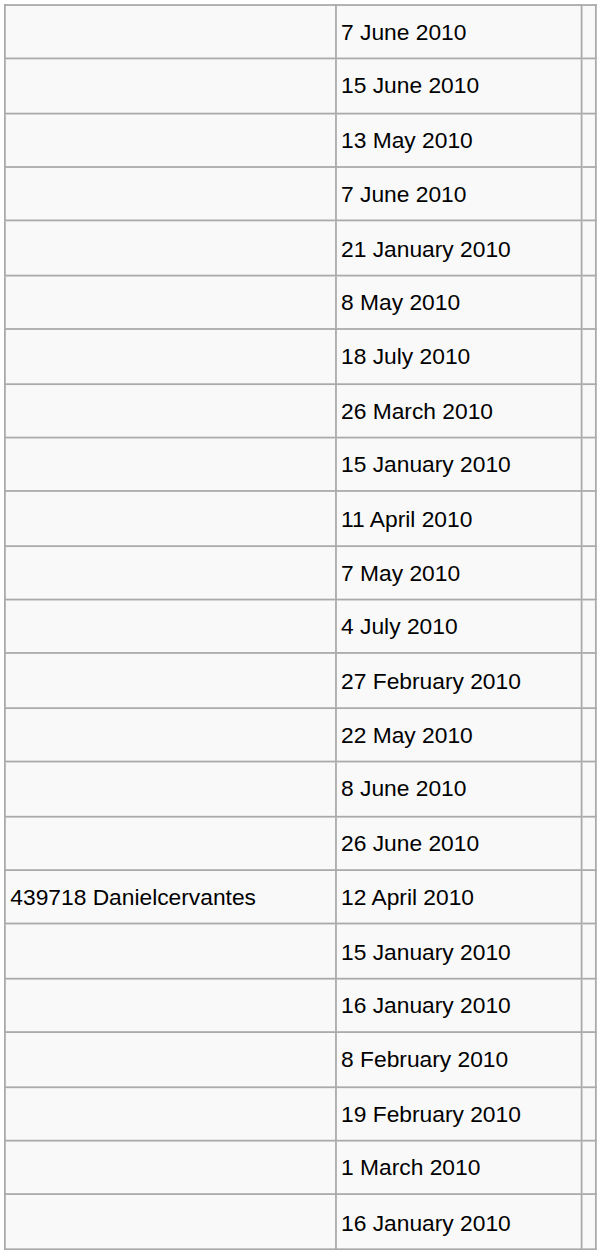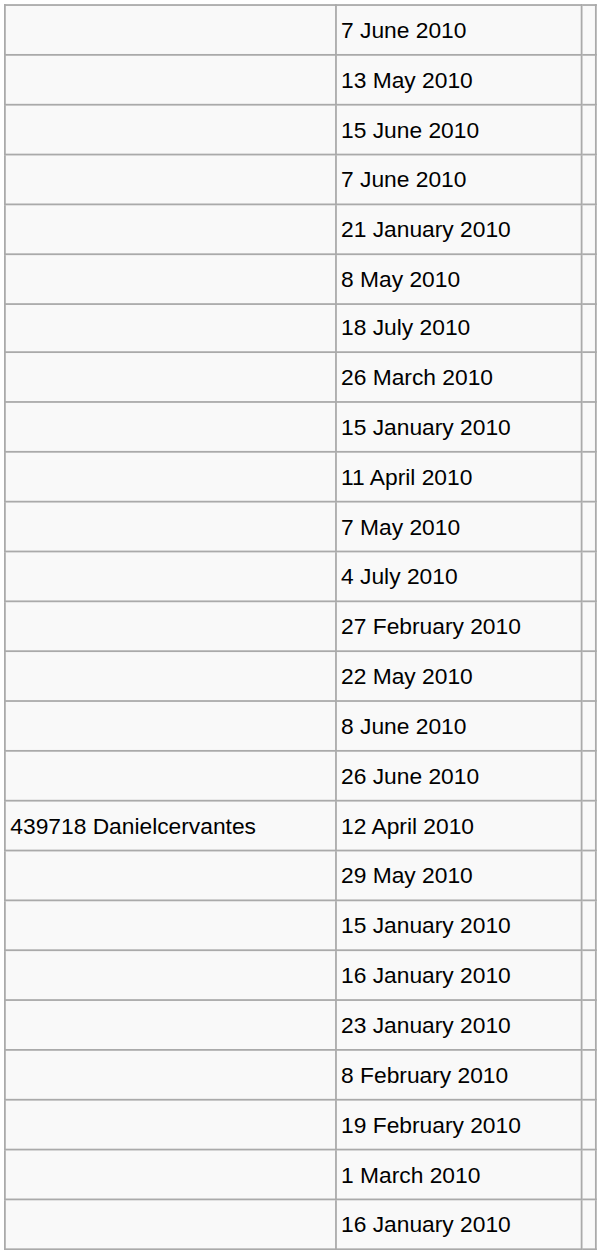rows swapped: (170, 86) <-> (170, 140)
+ row: (170, 875)
+ row: (170, 1025)
